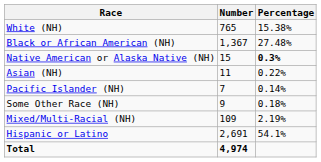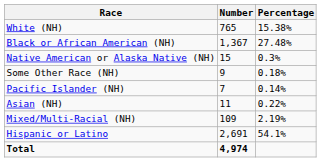(269, 58) bold -> (269, 58) normal
rows swapped: (35, 73) <-> (63, 104)
